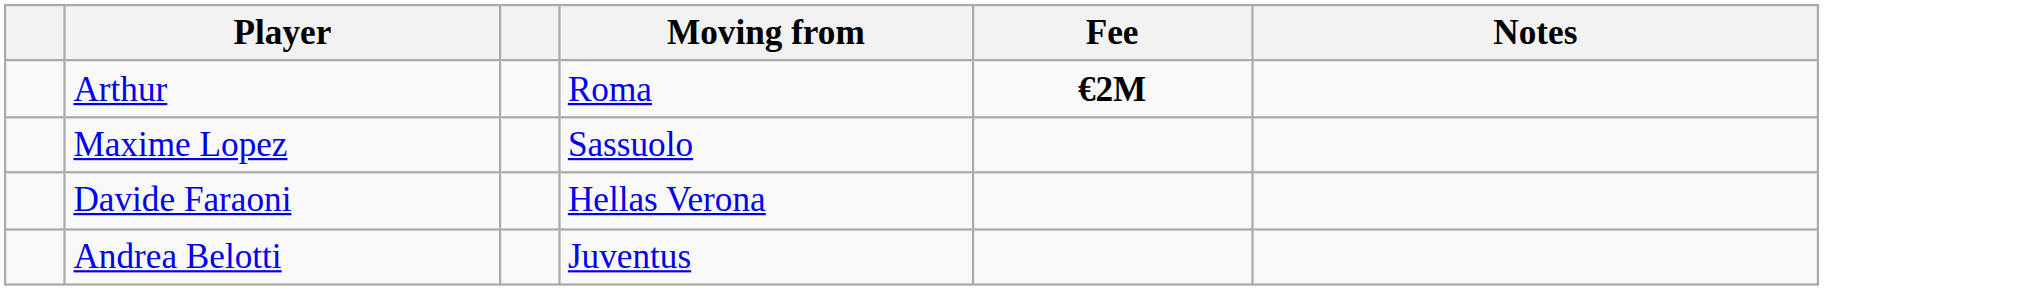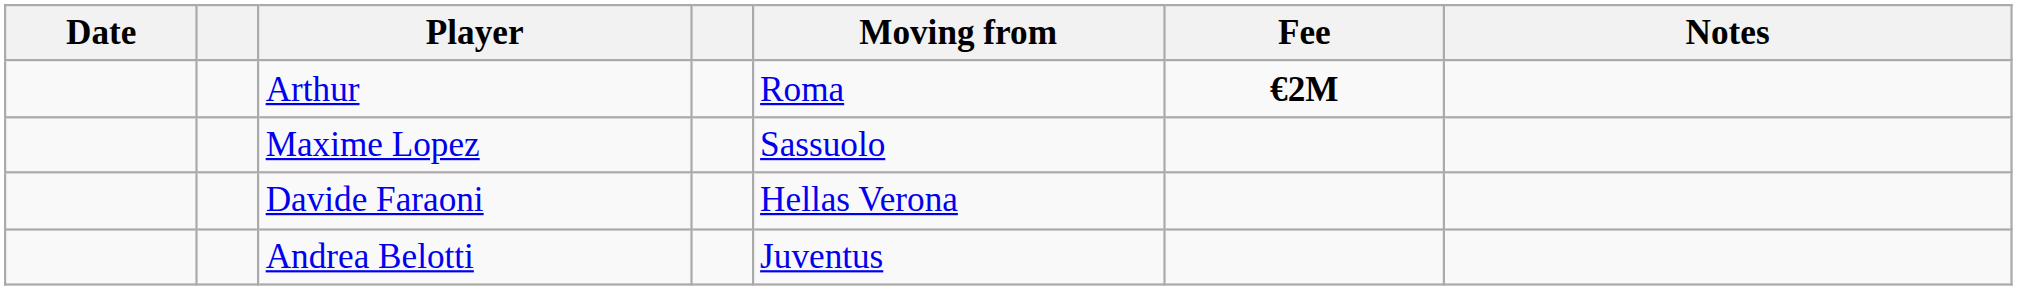+ column: (101, 32)
